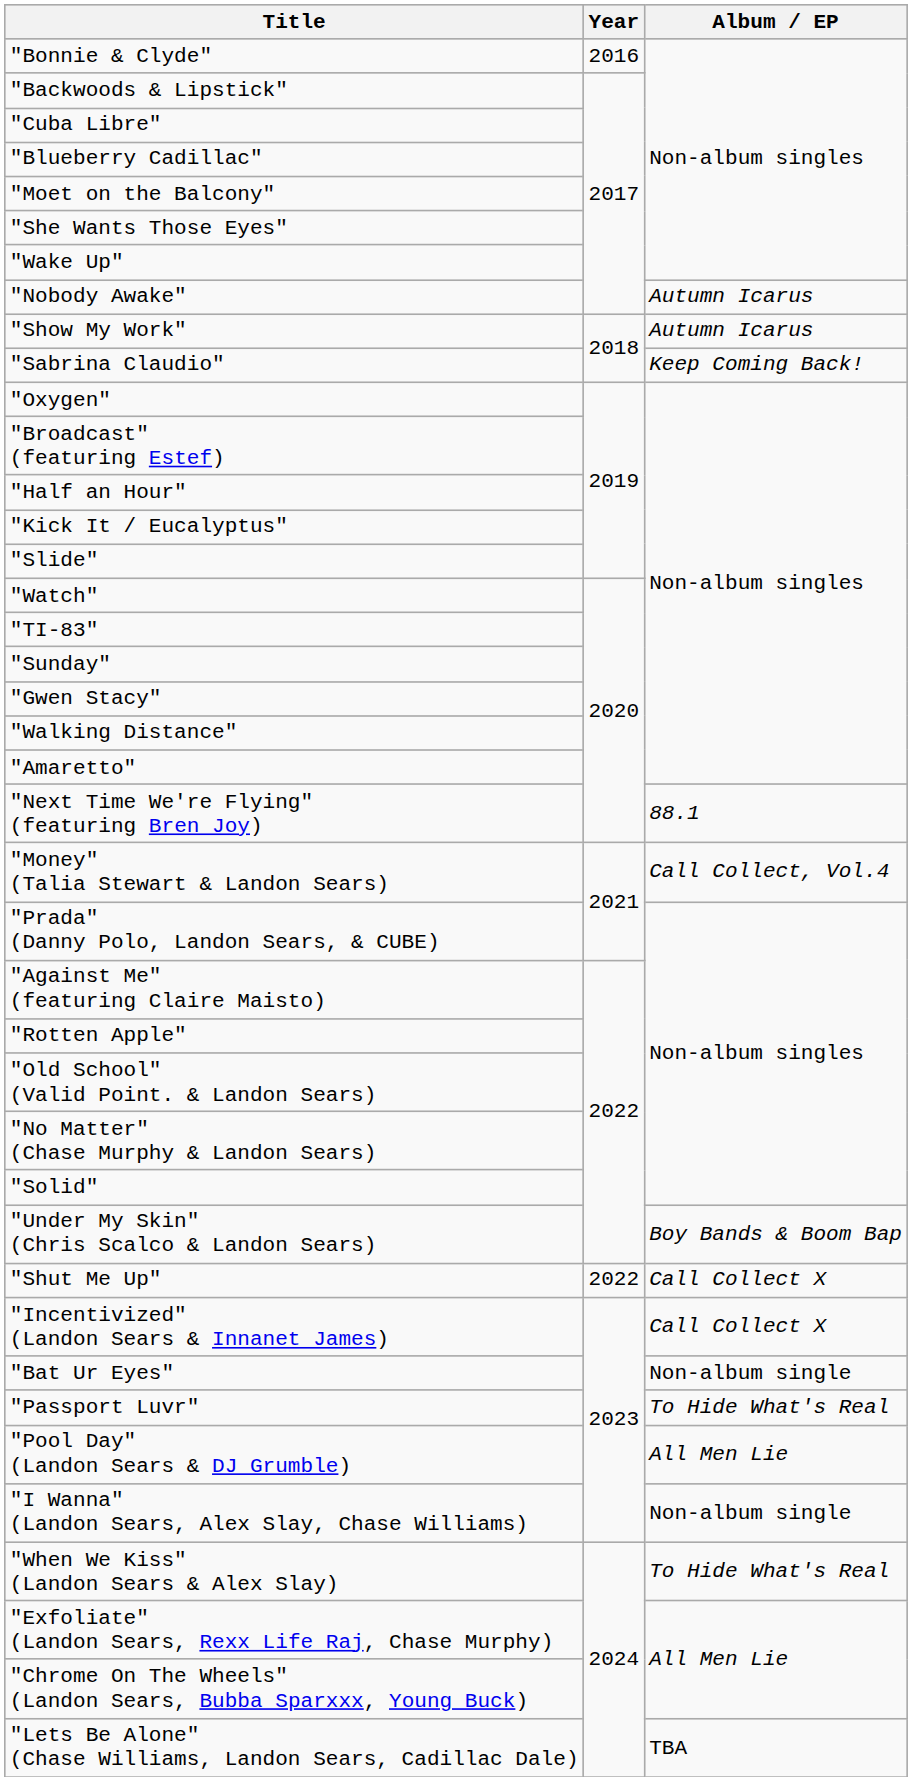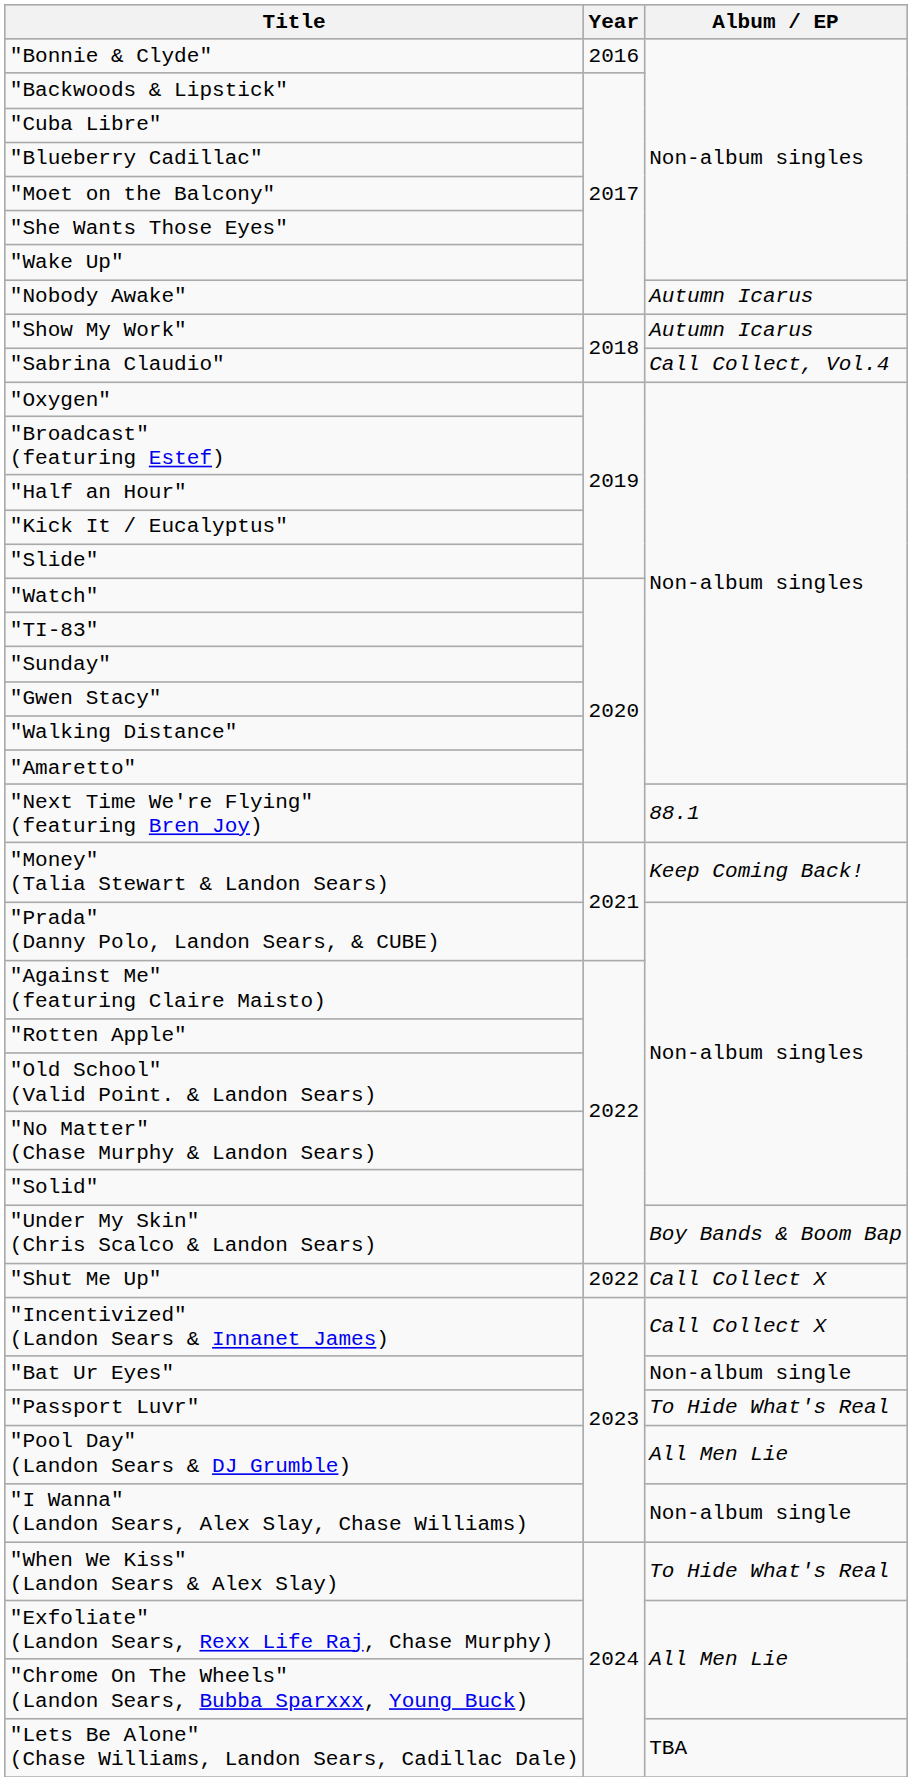(757, 365) Keep Coming Back! -> (769, 365) Call Collect, Vol.4
(769, 872) Call Collect, Vol.4 -> (757, 872) Keep Coming Back!
